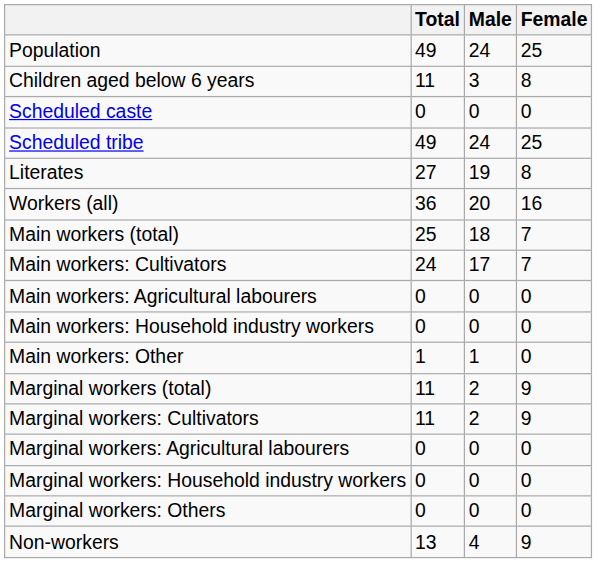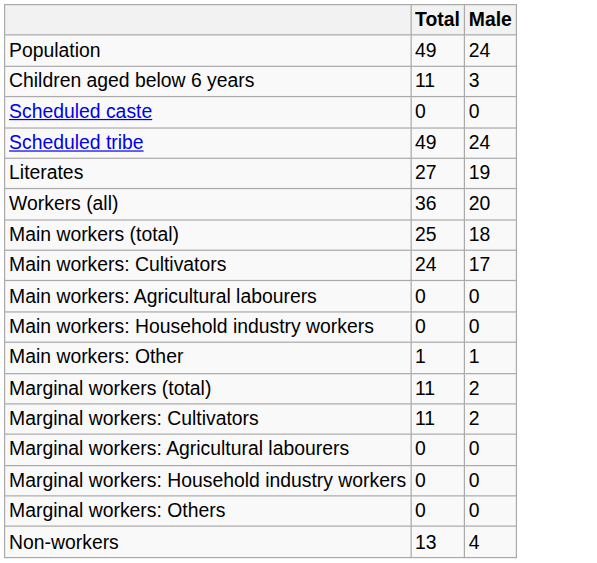- column: (554, 19)
